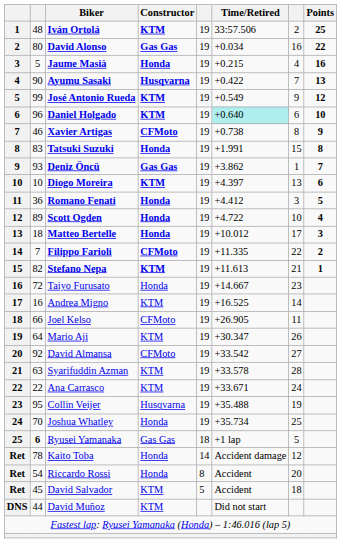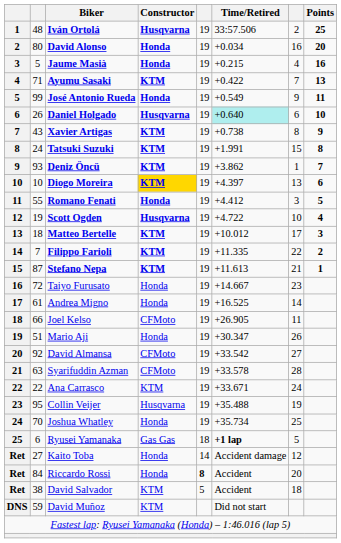(153, 29) KTM -> (165, 29) Husqvarna
(159, 46) Gas Gas -> (155, 46) Honda
(320, 46) 22 -> (320, 46) 20
(38, 80) 90 -> (38, 80) 71
(165, 80) Husqvarna -> (153, 80) KTM
(153, 97) KTM -> (155, 97) Honda
(320, 97) 12 -> (320, 97) 11
(38, 114) 96 -> (38, 114) 26
(153, 114) KTM -> (165, 114) Husqvarna
(38, 131) 46 -> (38, 131) 43
(159, 131) CFMoto -> (153, 131) KTM
(38, 149) 83 -> (38, 149) 24
(155, 149) Honda -> (153, 149) KTM
(159, 166) Gas Gas -> (153, 166) KTM
(153, 183) no background -> (153, 183) gold background
(38, 200) 36 -> (38, 200) 55
(38, 217) 89 -> (38, 217) 19
(155, 217) Honda -> (165, 217) Husqvarna
(155, 234) Honda -> (153, 234) KTM
(159, 251) CFMoto -> (153, 251) KTM
(38, 268) 82 -> (38, 268) 87
(38, 302) 16 -> (38, 302) 61
(152, 302) KTM -> (154, 302) Honda
(38, 336) 64 -> (38, 336) 51
(152, 336) KTM -> (154, 336) Honda
(152, 370) KTM -> (158, 370) CFMoto
(38, 438) bold -> (38, 438) normal
(228, 438) normal -> (228, 438) bold
(38, 455) 78 -> (38, 455) 27
(38, 473) 54 -> (38, 473) 84
(202, 473) normal -> (202, 473) bold
(38, 490) 45 -> (38, 490) 38
(38, 507) 44 -> (38, 507) 59
